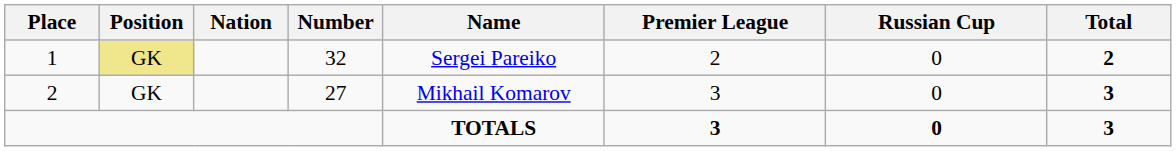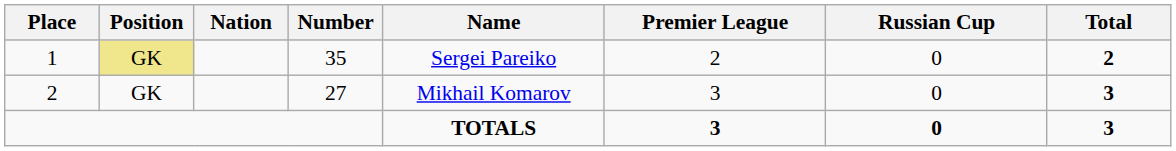(336, 57) 32 -> (336, 57) 35
